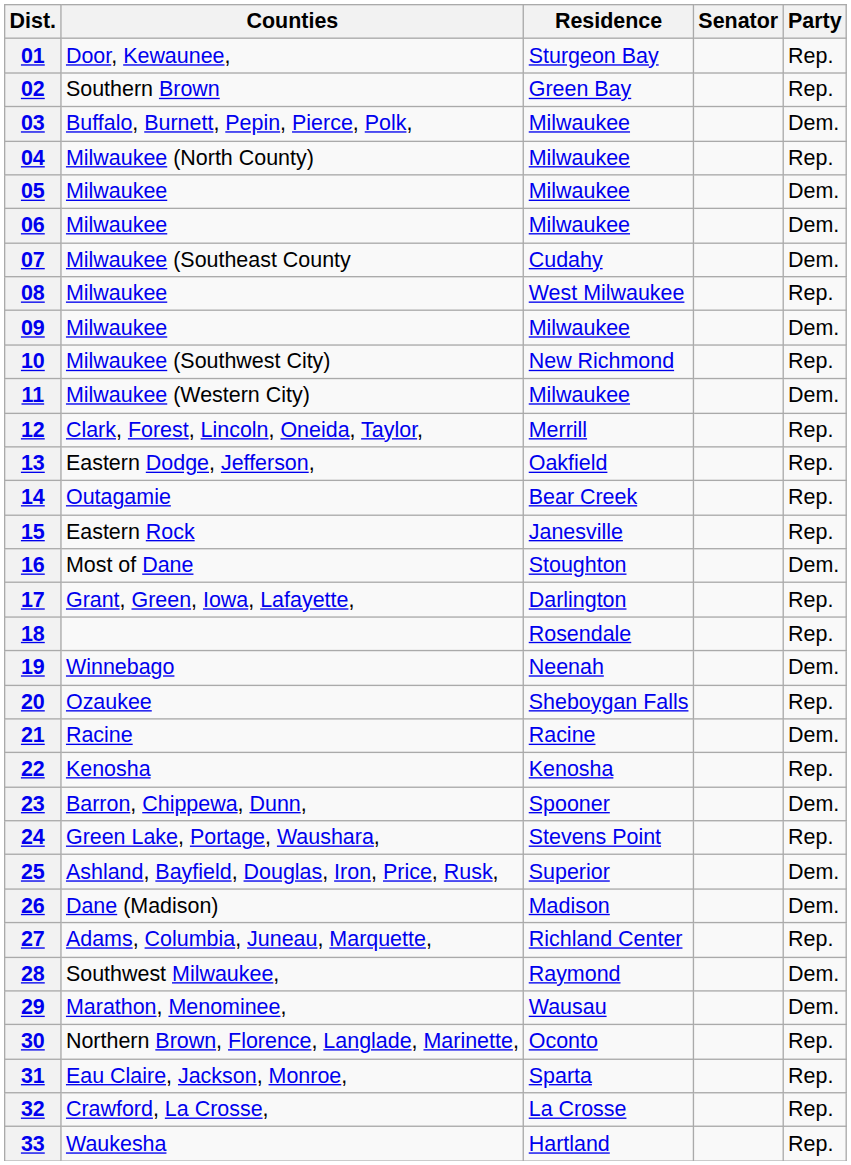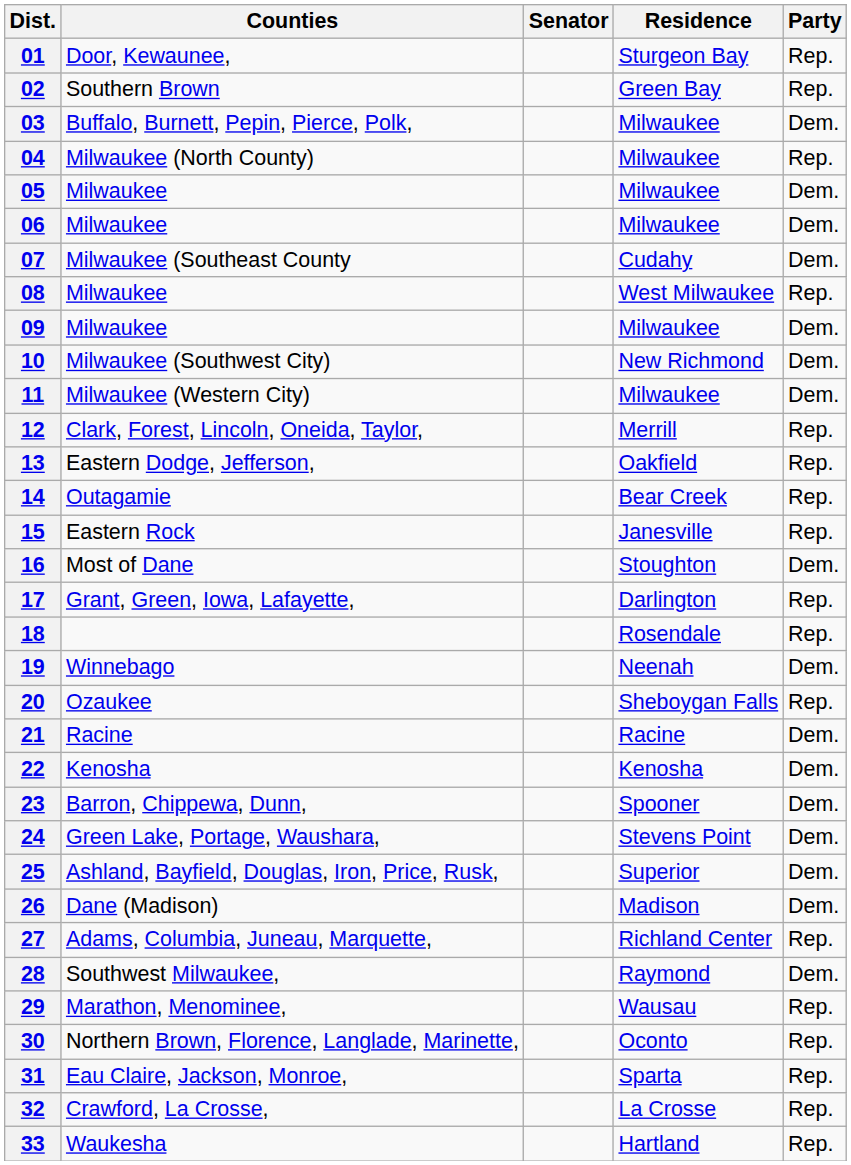columns swapped: (738, 21) <-> (609, 21)
(811, 361) Rep. -> (814, 361) Dem.
(811, 769) Rep. -> (814, 769) Dem.
(811, 837) Rep. -> (814, 837) Dem.
(814, 1007) Dem. -> (811, 1007) Rep.
